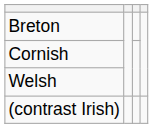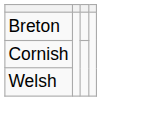- row: (64, 109)
